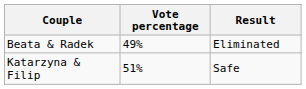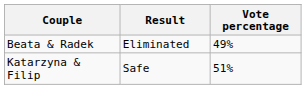columns swapped: (165, 20) <-> (256, 20)
